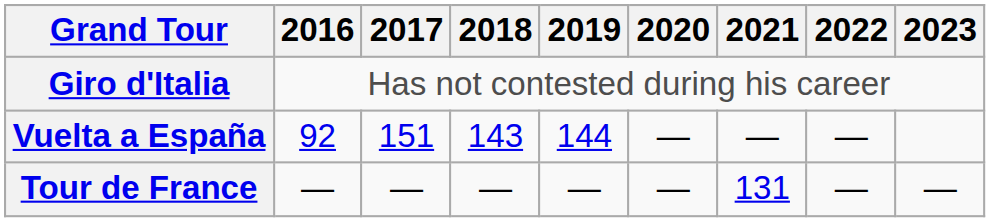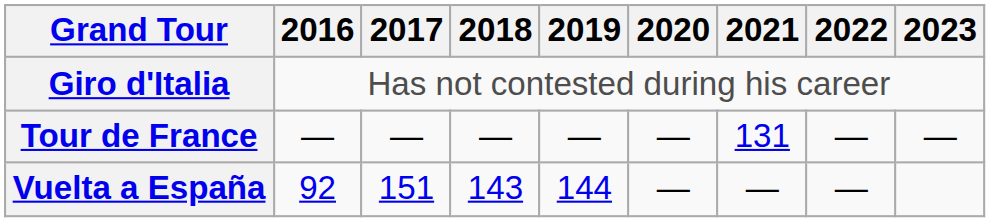rows swapped: (139, 188) <-> (139, 135)
